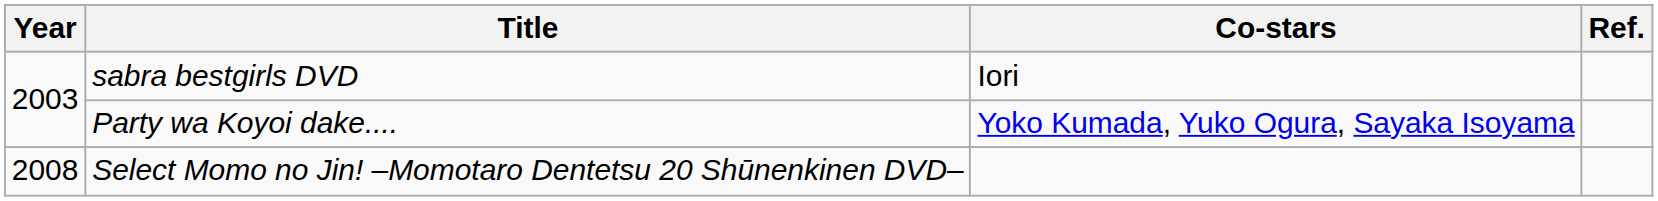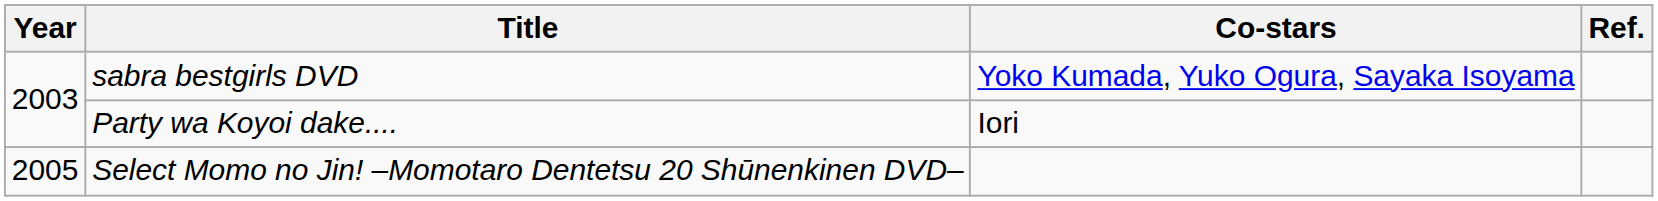(998, 75) Iori -> (1276, 75) Yoko Kumada, Yuko Ogura, Sayaka Isoyama
(1276, 123) Yoko Kumada, Yuko Ogura, Sayaka Isoyama -> (998, 123) Iori
(45, 170) 2008 -> (45, 170) 2005
